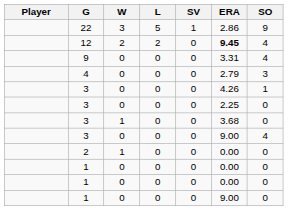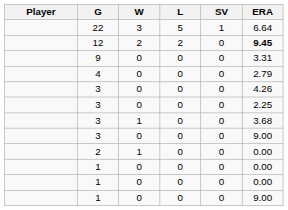- column: (265, 12)
(229, 27) 2.86 -> (263, 27) 6.64
